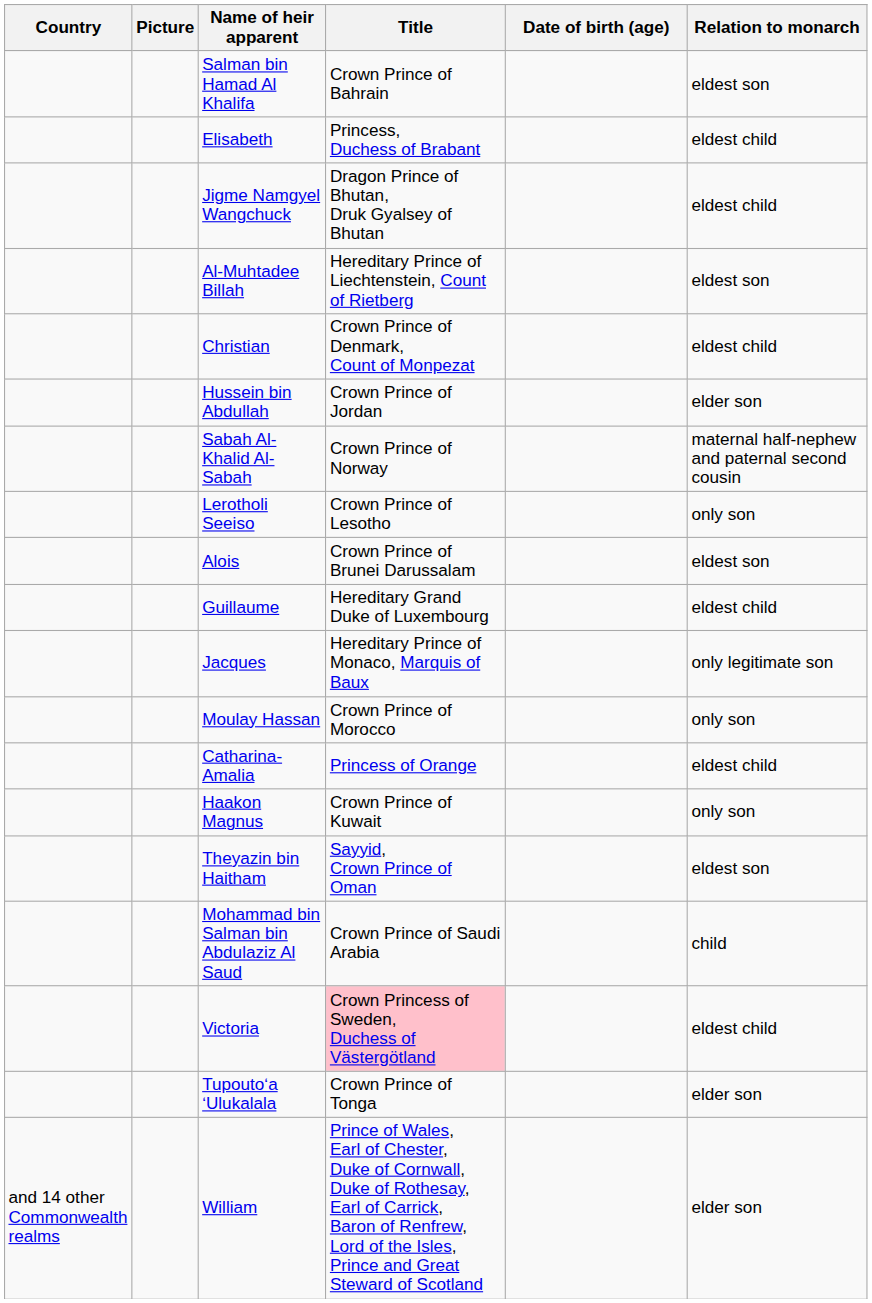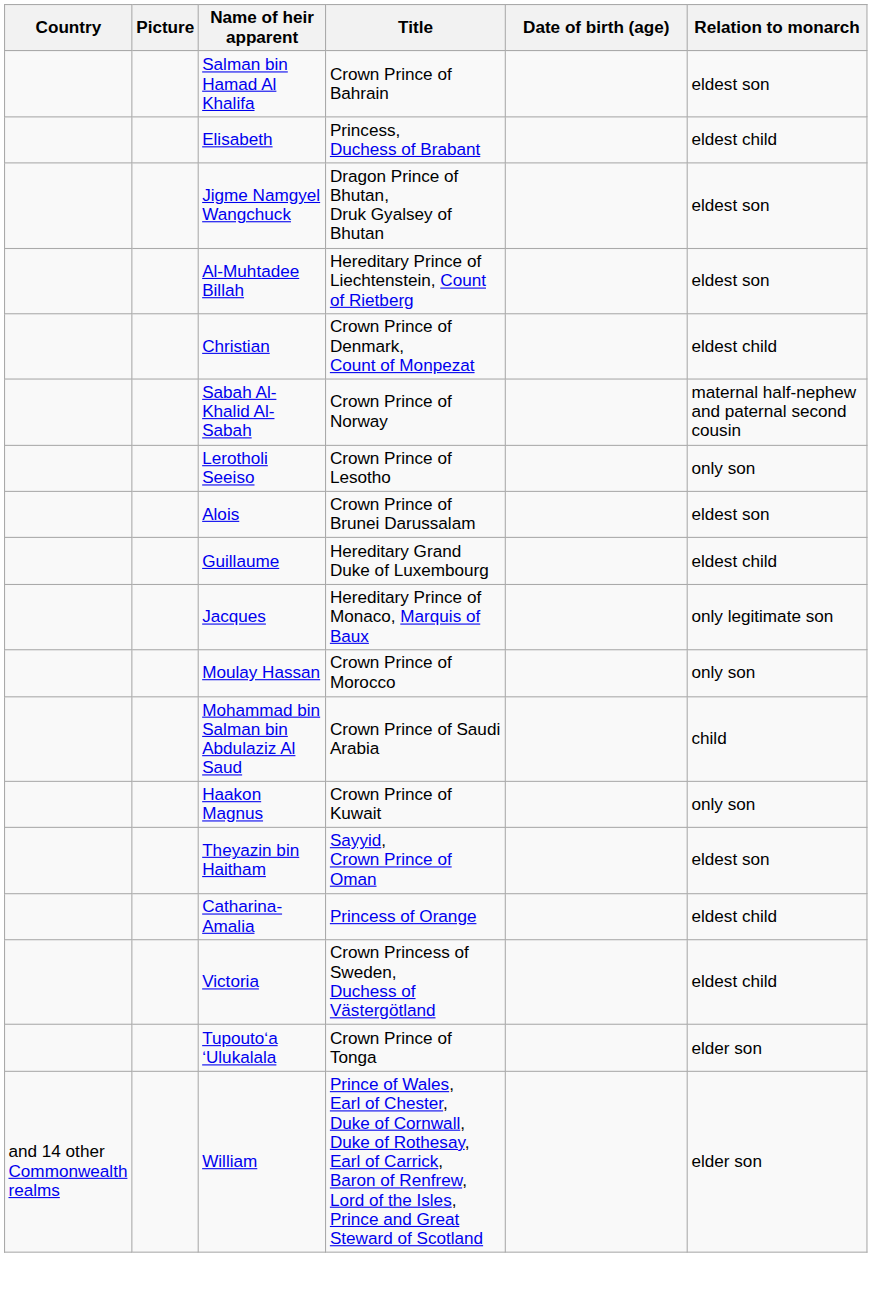(734, 205) eldest child -> (730, 205) eldest son
- row: (247, 402)
rows swapped: (242, 765) <-> (261, 943)
(399, 1028) pink background -> (399, 982) no background
